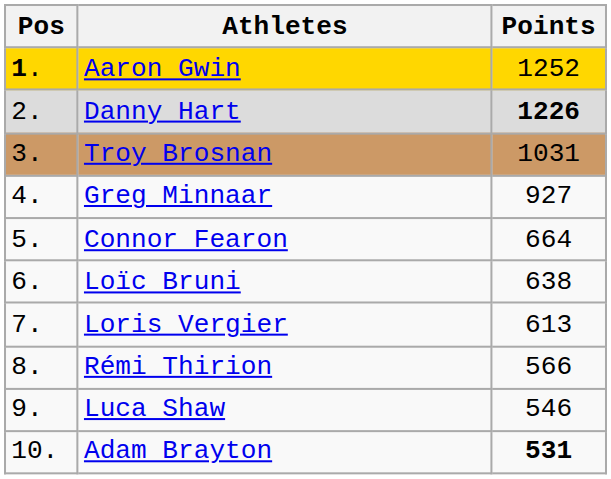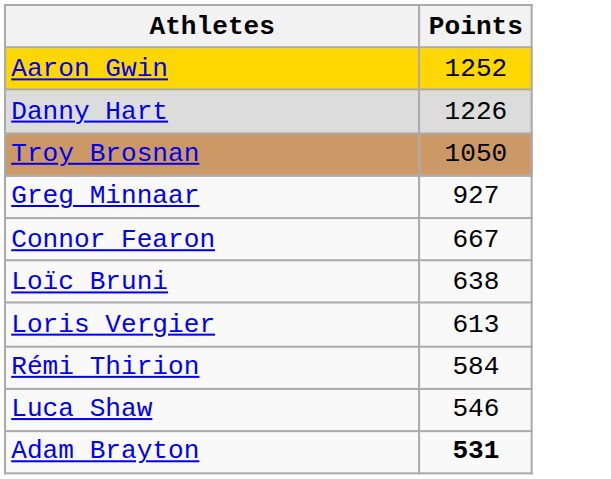- column: (41, 26)
(549, 111) bold -> (476, 111) normal
(549, 154) 1031 -> (476, 154) 1050
(549, 239) 664 -> (476, 239) 667
(549, 367) 566 -> (476, 367) 584
